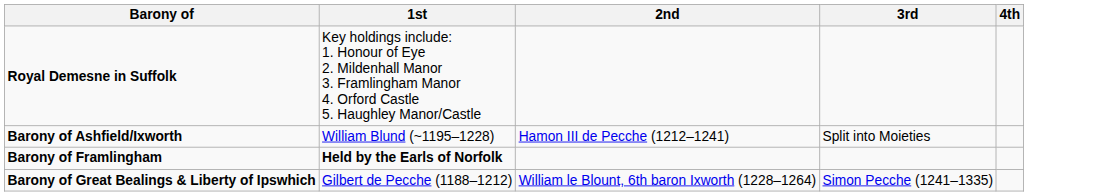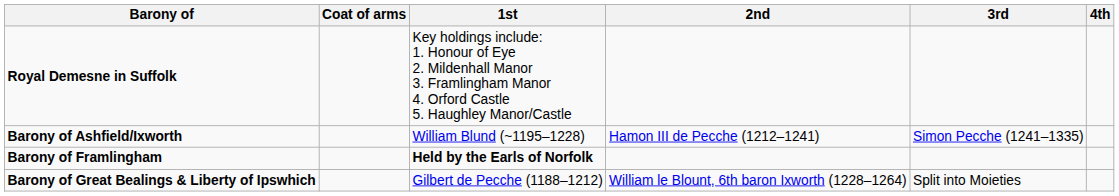+ column: (364, 15)
(876, 136) Split into Moieties -> (998, 136) Simon Pecche (1241–1335)
(908, 180) Simon Pecche (1241–1335) -> (967, 180) Split into Moieties
